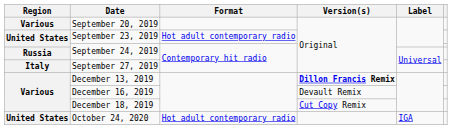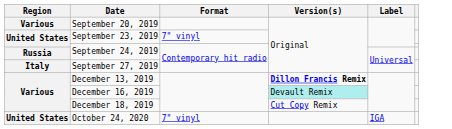(229, 37) Hot adult contemporary radio -> (181, 37) 7" vinyl
(330, 92) no background -> (302, 92) paleturquoise background
(229, 118) Hot adult contemporary radio -> (181, 118) 7" vinyl
